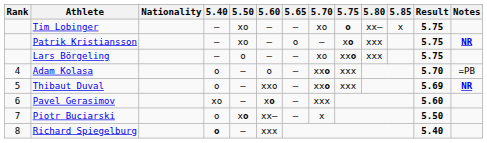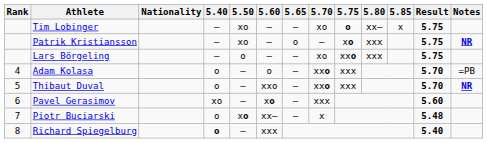(432, 86) 5.69 -> (432, 86) 5.70
(432, 116) 5.50 -> (432, 116) 5.48
